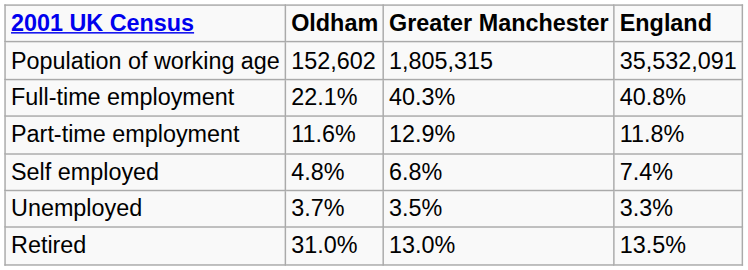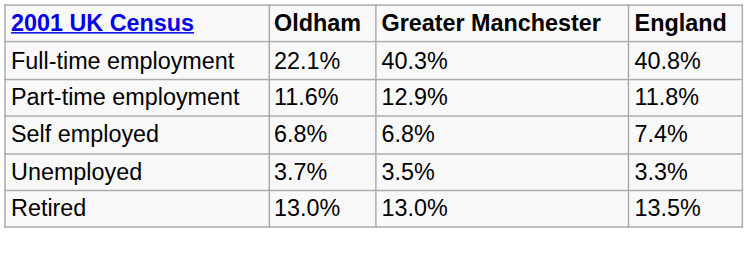- row: (145, 60)
(318, 171) 4.8% -> (301, 134) 6.8%
(324, 245) 31.0% -> (307, 208) 13.0%
